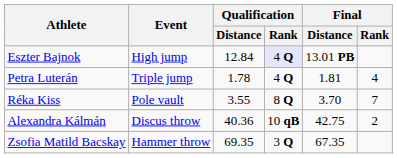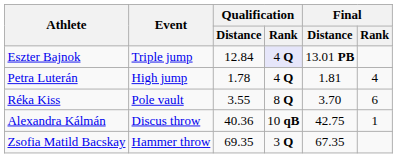(159, 57) High jump -> (162, 57) Triple jump
(162, 78) Triple jump -> (159, 78) High jump
(375, 99) 7 -> (375, 99) 6
(375, 121) 2 -> (375, 121) 1
